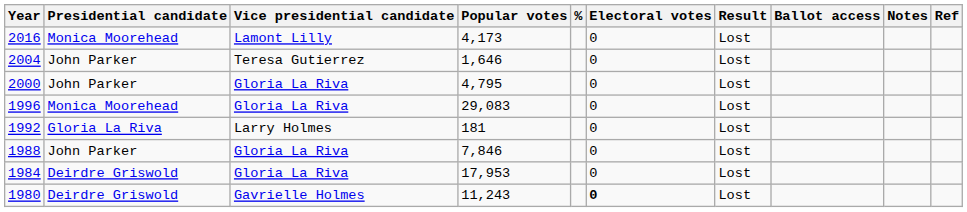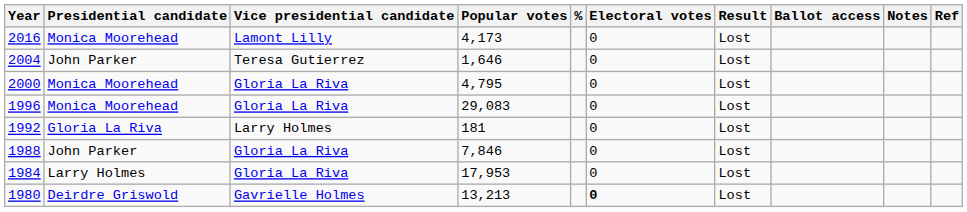(92, 84) John Parker -> (113, 84) Monica Moorehead
(113, 174) Deirdre Griswold -> (96, 174) Larry Holmes
(486, 196) 11,243 -> (486, 196) 13,213
